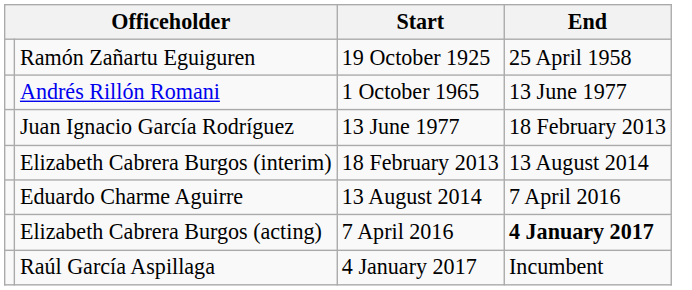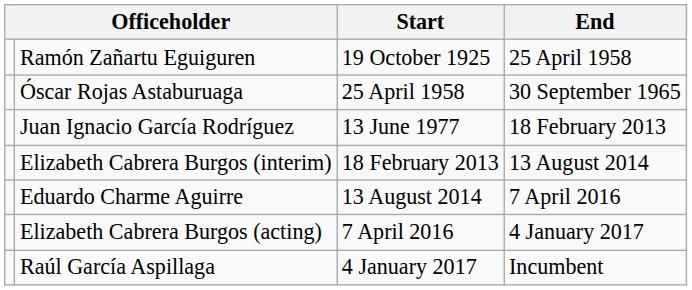+ row: (132, 92)
- row: (120, 92)
(581, 232) bold -> (576, 232) normal
